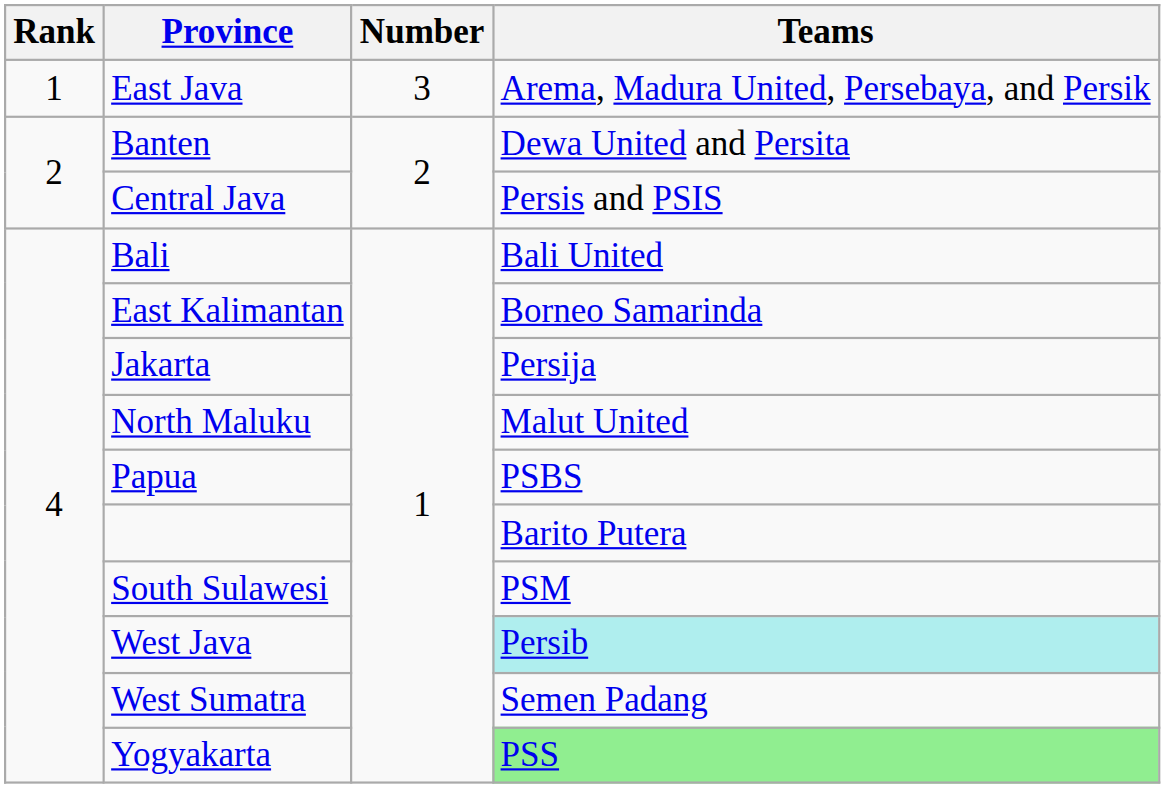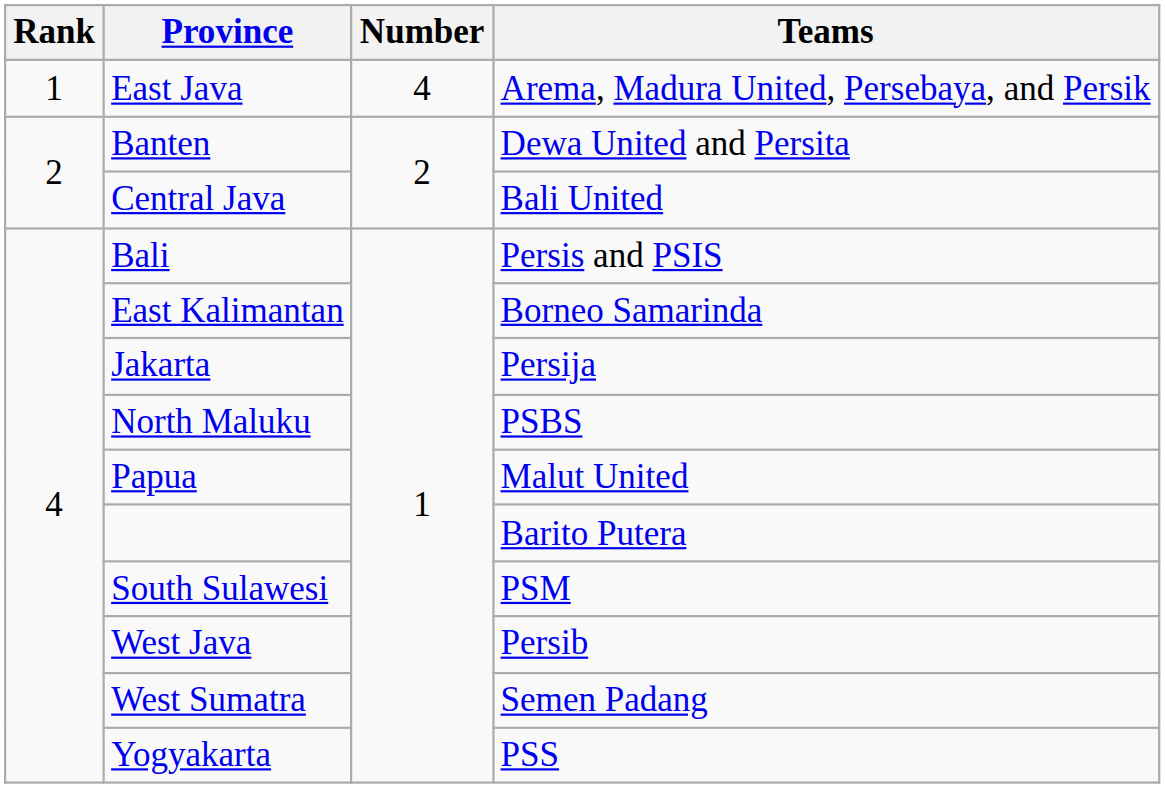(422, 87) 3 -> (422, 87) 4
(612, 198) Persis and PSIS -> (582, 198) Bali United
(582, 254) Bali United -> (612, 254) Persis and PSIS
(594, 421) Malut United -> (542, 421) PSBS
(542, 476) PSBS -> (594, 476) Malut United
(544, 643) paleturquoise background -> (544, 643) no background
(530, 754) lightgreen background -> (530, 754) no background
